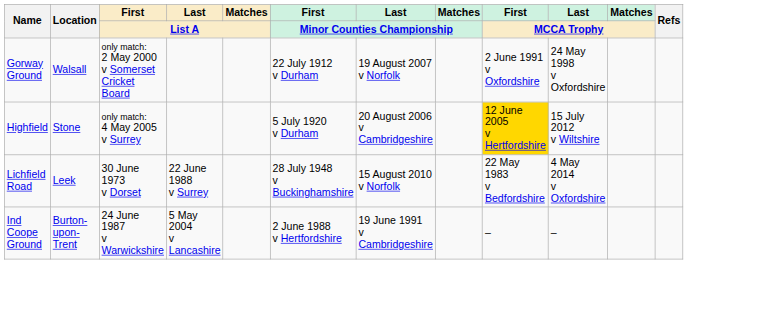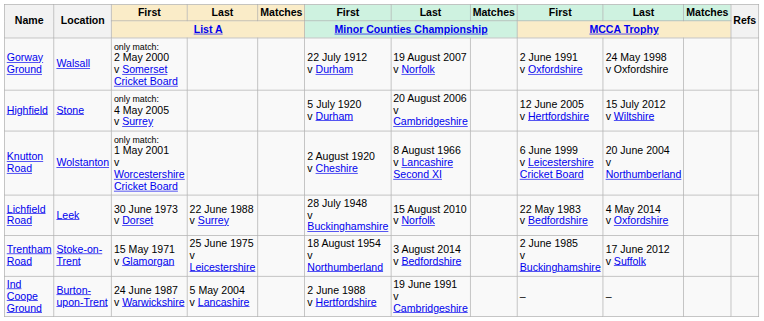(515, 128) gold background -> (554, 110) no background
+ row: (25, 163)
+ row: (29, 255)
